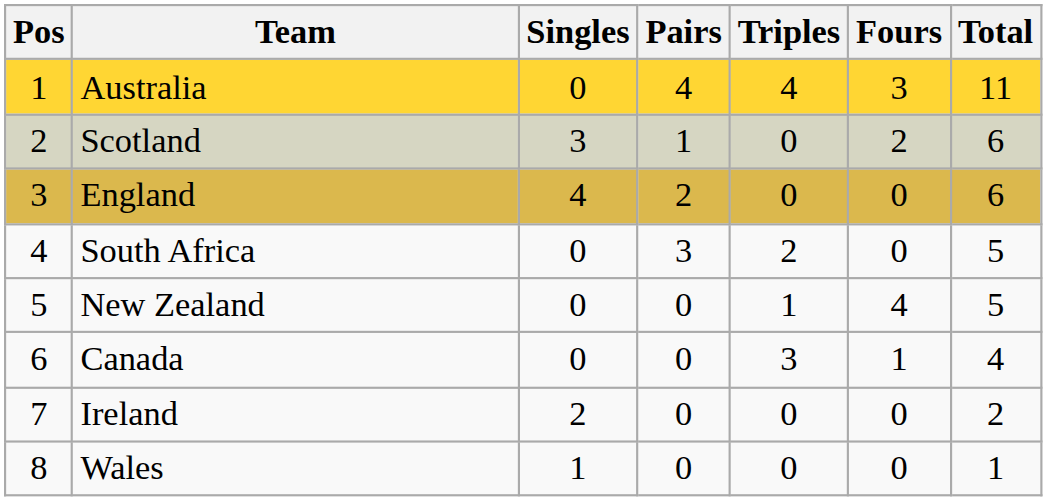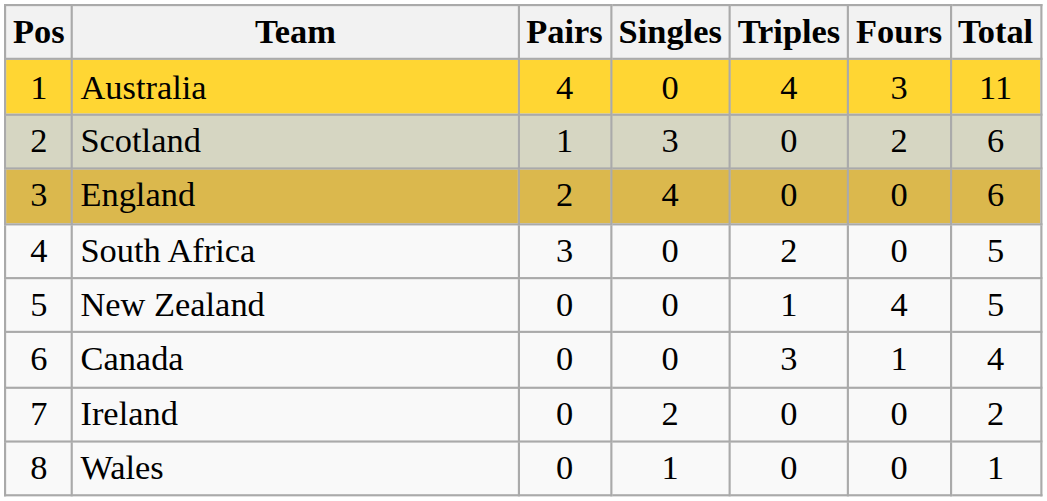columns swapped: (578, 31) <-> (684, 31)
